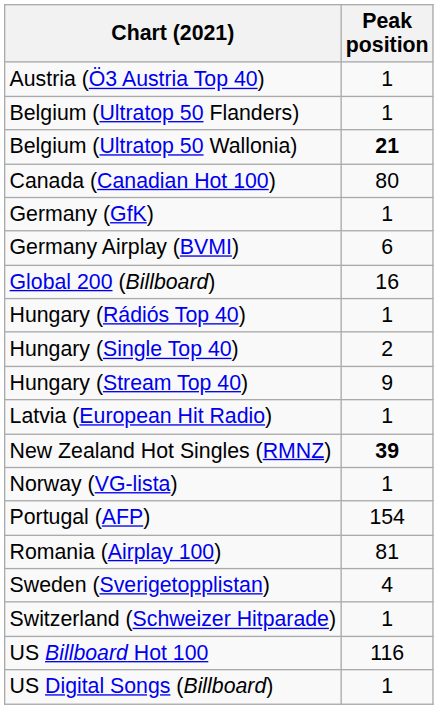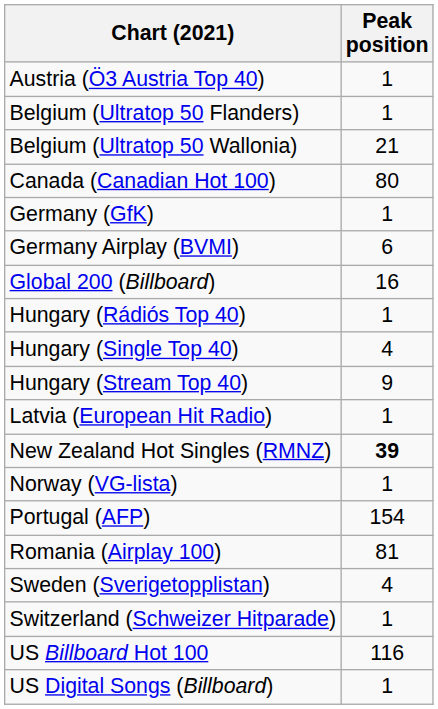(387, 146) bold -> (387, 146) normal
(387, 349) 2 -> (387, 349) 4
